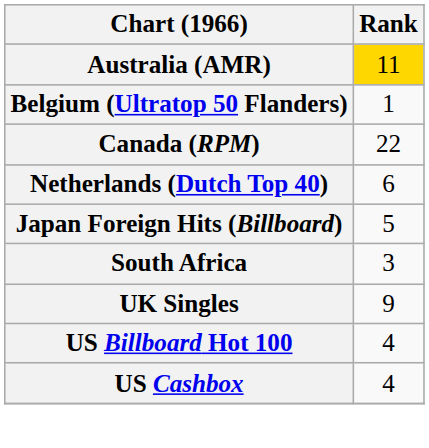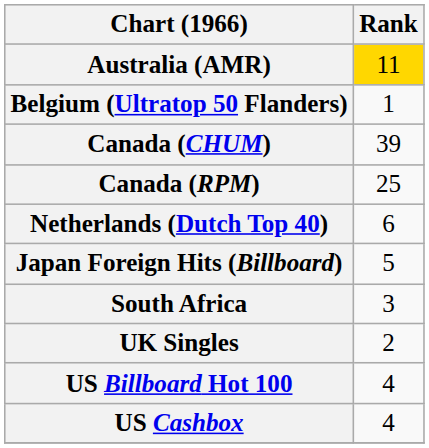+ row: (179, 143)
(388, 143) 22 -> (388, 183) 25
(388, 303) 9 -> (388, 343) 2
